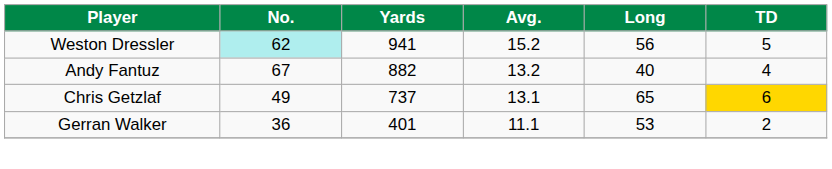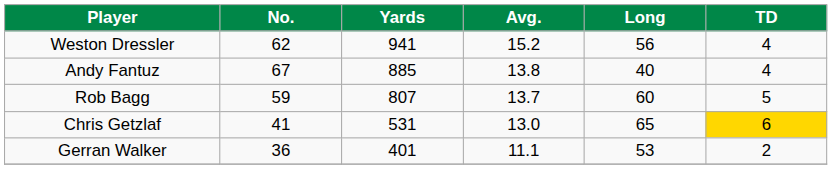(281, 44) paleturquoise background -> (281, 44) no background
(766, 44) 5 -> (766, 44) 4
(402, 71) 882 -> (402, 71) 885
(524, 71) 13.2 -> (524, 71) 13.8
+ row: (112, 97)
(281, 97) 49 -> (281, 124) 41
(402, 97) 737 -> (402, 124) 531
(524, 97) 13.1 -> (524, 124) 13.0
